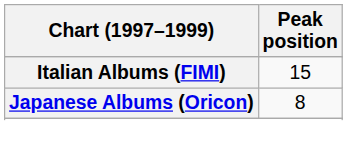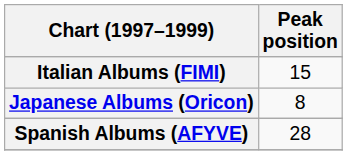+ row: (131, 133)
